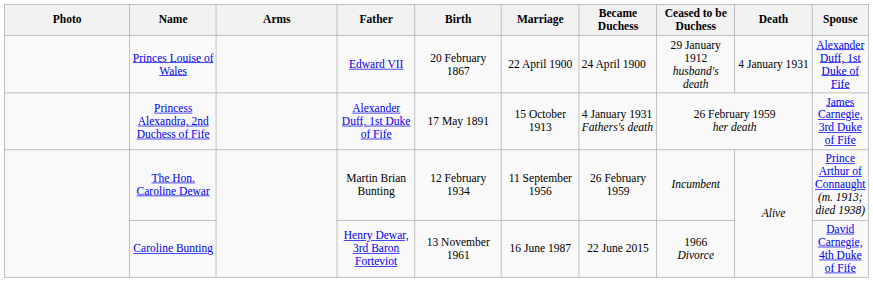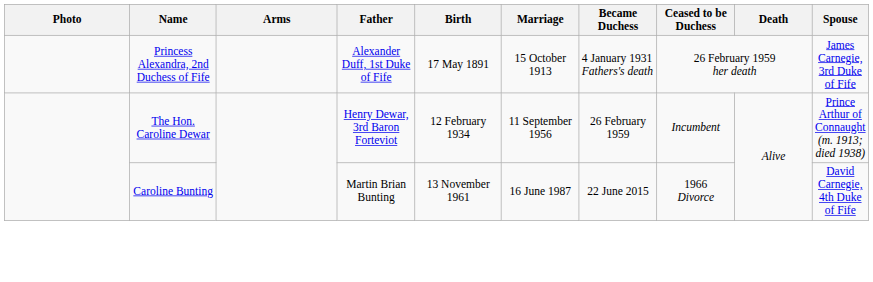- row: (173, 64)
(376, 185) Martin Brian Bunting -> (376, 127) Henry Dewar, 3rd Baron Forteviot
(376, 248) Henry Dewar, 3rd Baron Forteviot -> (376, 191) Martin Brian Bunting
